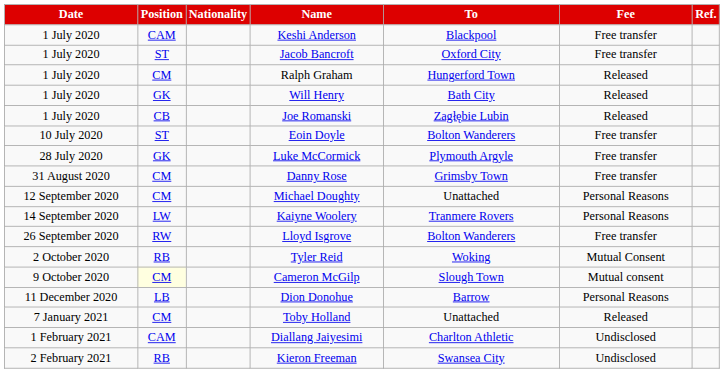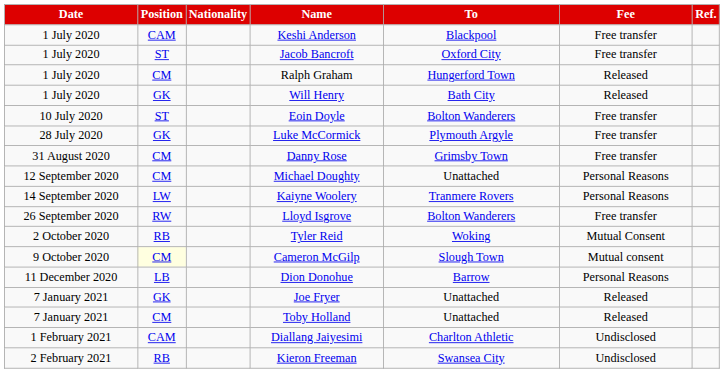- row: (317, 115)
+ row: (317, 297)
